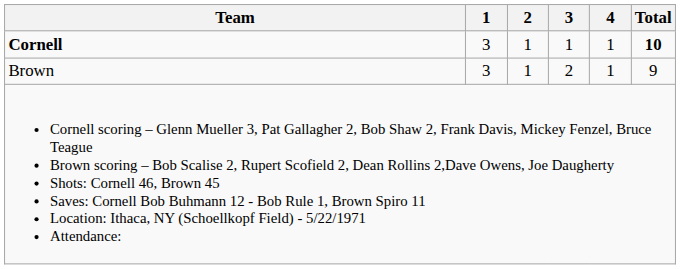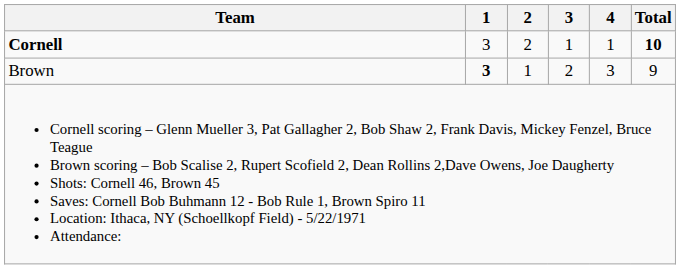(528, 44) 1 -> (528, 44) 2
(486, 71) normal -> (486, 71) bold
(610, 71) 1 -> (610, 71) 3
